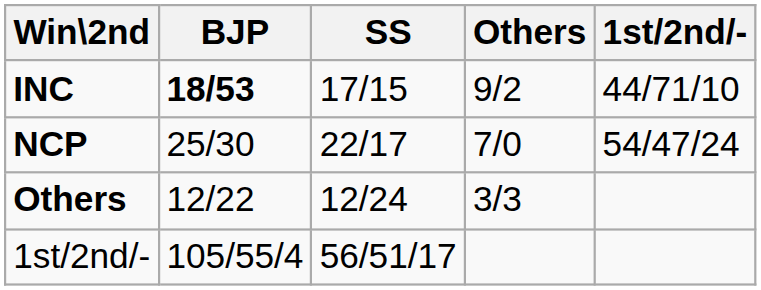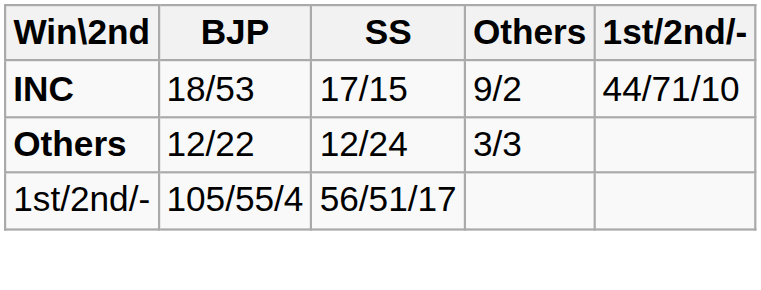(210, 88) bold -> (210, 88) normal
- row: (50, 144)
